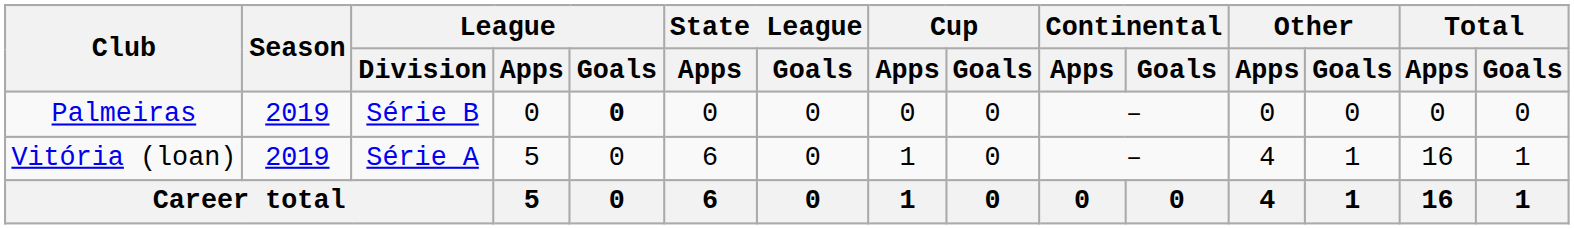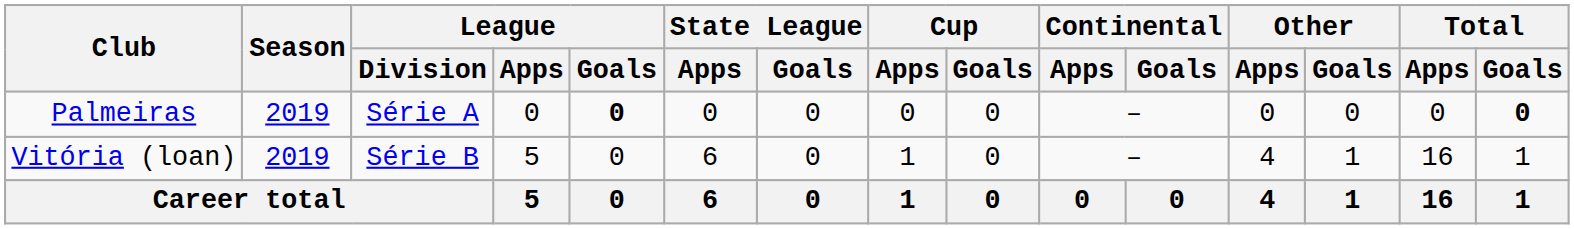(423, 114) Série B -> (423, 114) Série A
(1523, 114) normal -> (1523, 114) bold
(423, 158) Série A -> (423, 158) Série B
